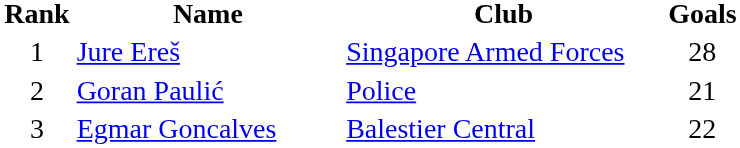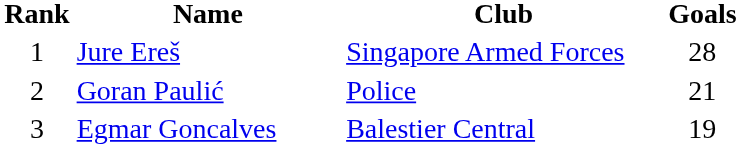(702, 129) 22 -> (702, 129) 19
